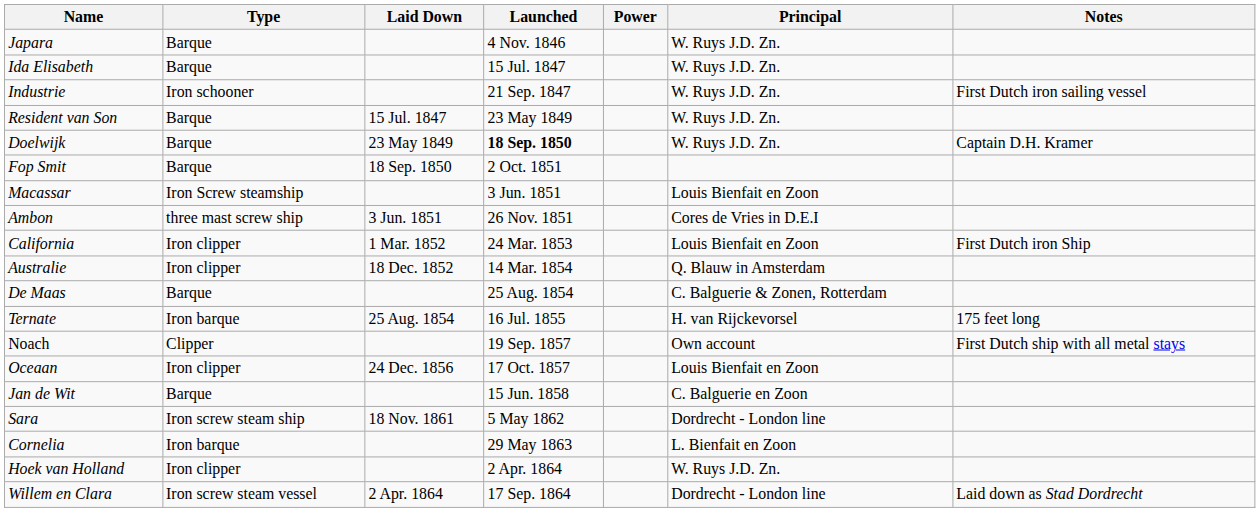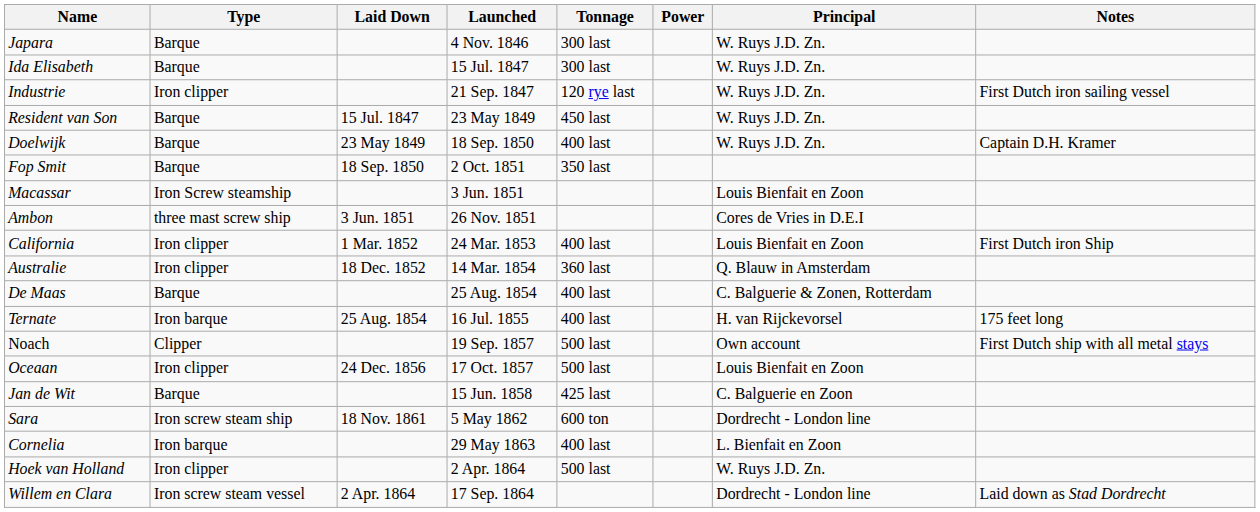+ column: (605, 17)
(210, 92) Iron schooner -> (191, 92) Iron clipper
(530, 142) bold -> (492, 142) normal
